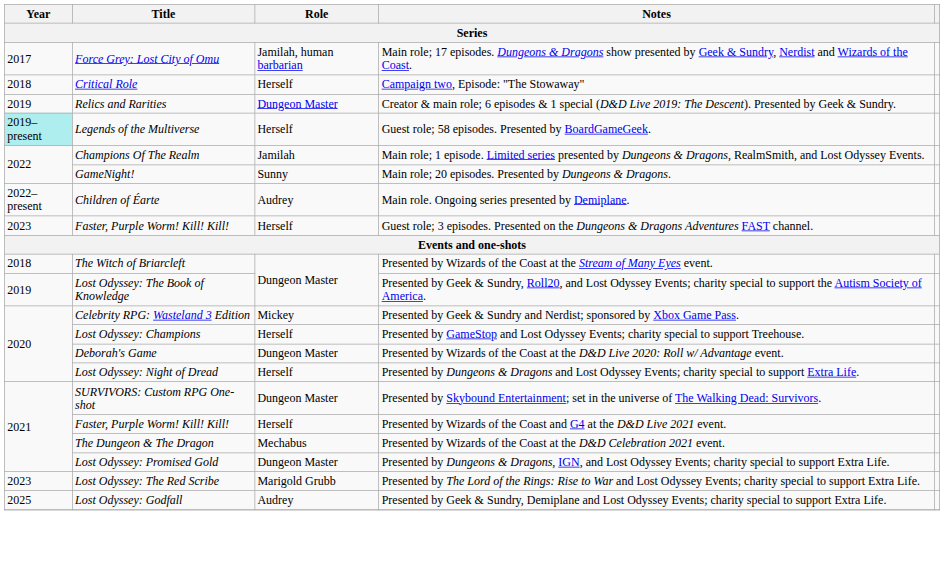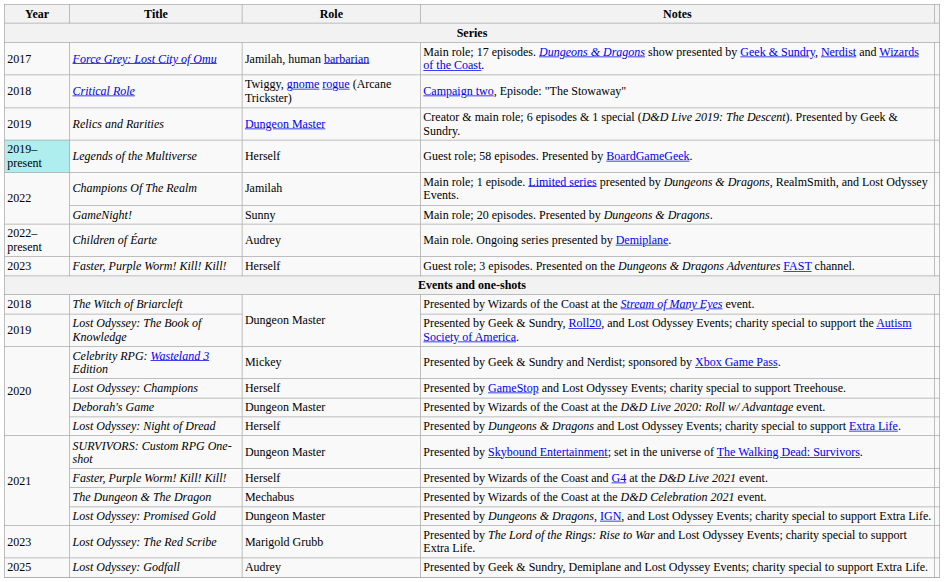(275, 84) Herself -> (318, 91) Twiggy, gnome rogue (Arcane Trickster)
